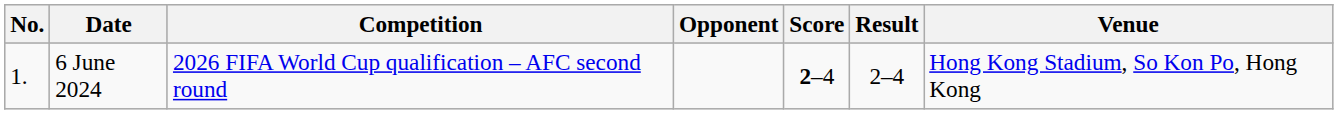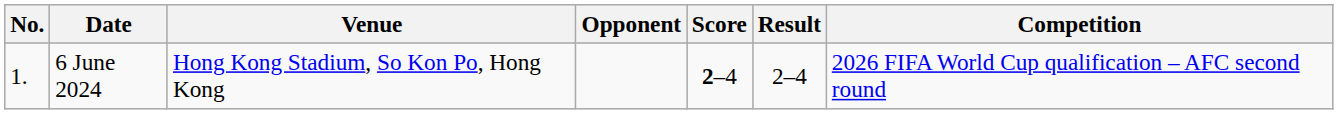columns swapped: (1128, 23) <-> (421, 23)
